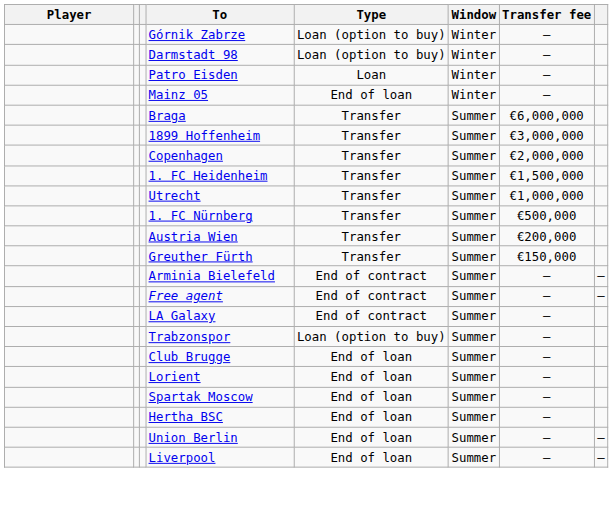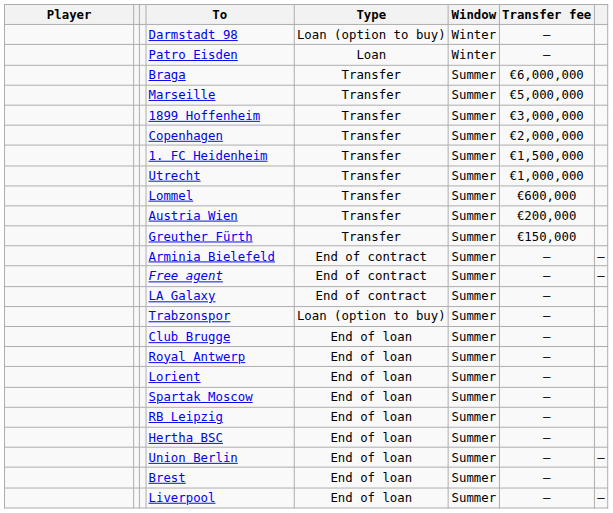- row: (197, 35)
- row: (178, 95)
+ row: (182, 95)
+ row: (171, 196)
- row: (201, 216)
+ row: (197, 357)
+ row: (186, 417)
+ row: (167, 477)
